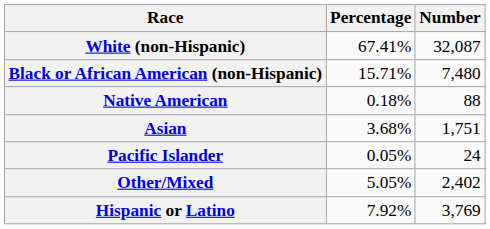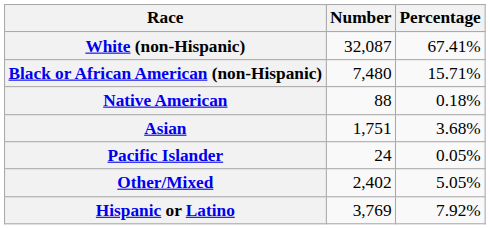columns swapped: (450, 18) <-> (371, 18)
